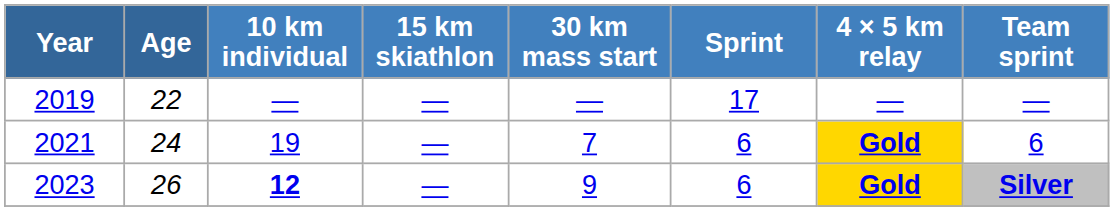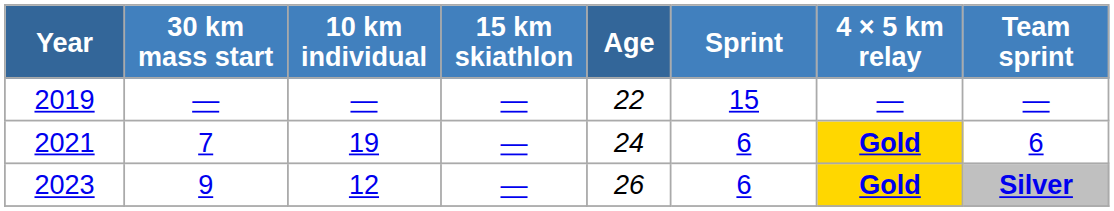columns swapped: (166, 42) <-> (589, 42)
(744, 100) 17 -> (744, 100) 15
(285, 185) bold -> (364, 185) normal
